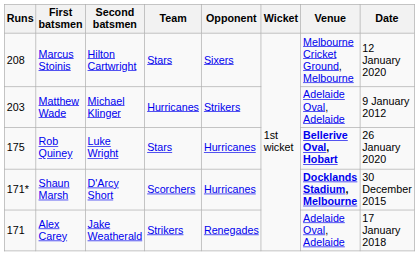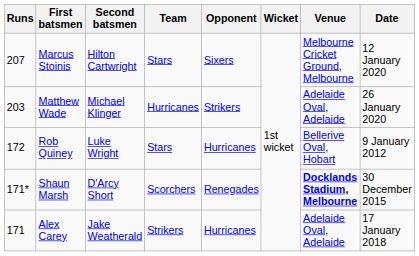(16, 60) 208 -> (16, 60) 207
(386, 107) 9 January 2012 -> (381, 107) 26 January 2020
(16, 148) 175 -> (16, 148) 172
(325, 148) bold -> (324, 148) normal
(381, 148) 26 January 2020 -> (386, 148) 9 January 2012
(230, 189) Hurricanes -> (231, 189) Renegades
(231, 230) Renegades -> (230, 230) Hurricanes
